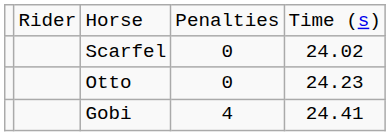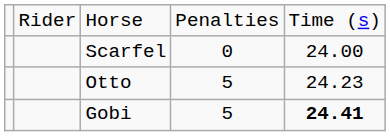(335, 52) 24.02 -> (335, 52) 24.00
(227, 83) 0 -> (227, 83) 5
(227, 114) 4 -> (227, 114) 5
(335, 114) normal -> (335, 114) bold
